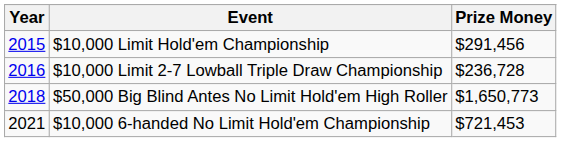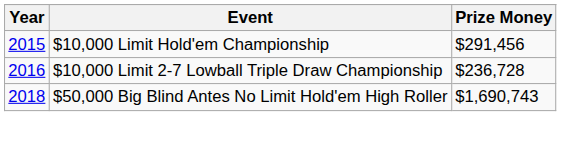(497, 96) $1,650,773 -> (497, 96) $1,690,743
- row: (241, 123)
